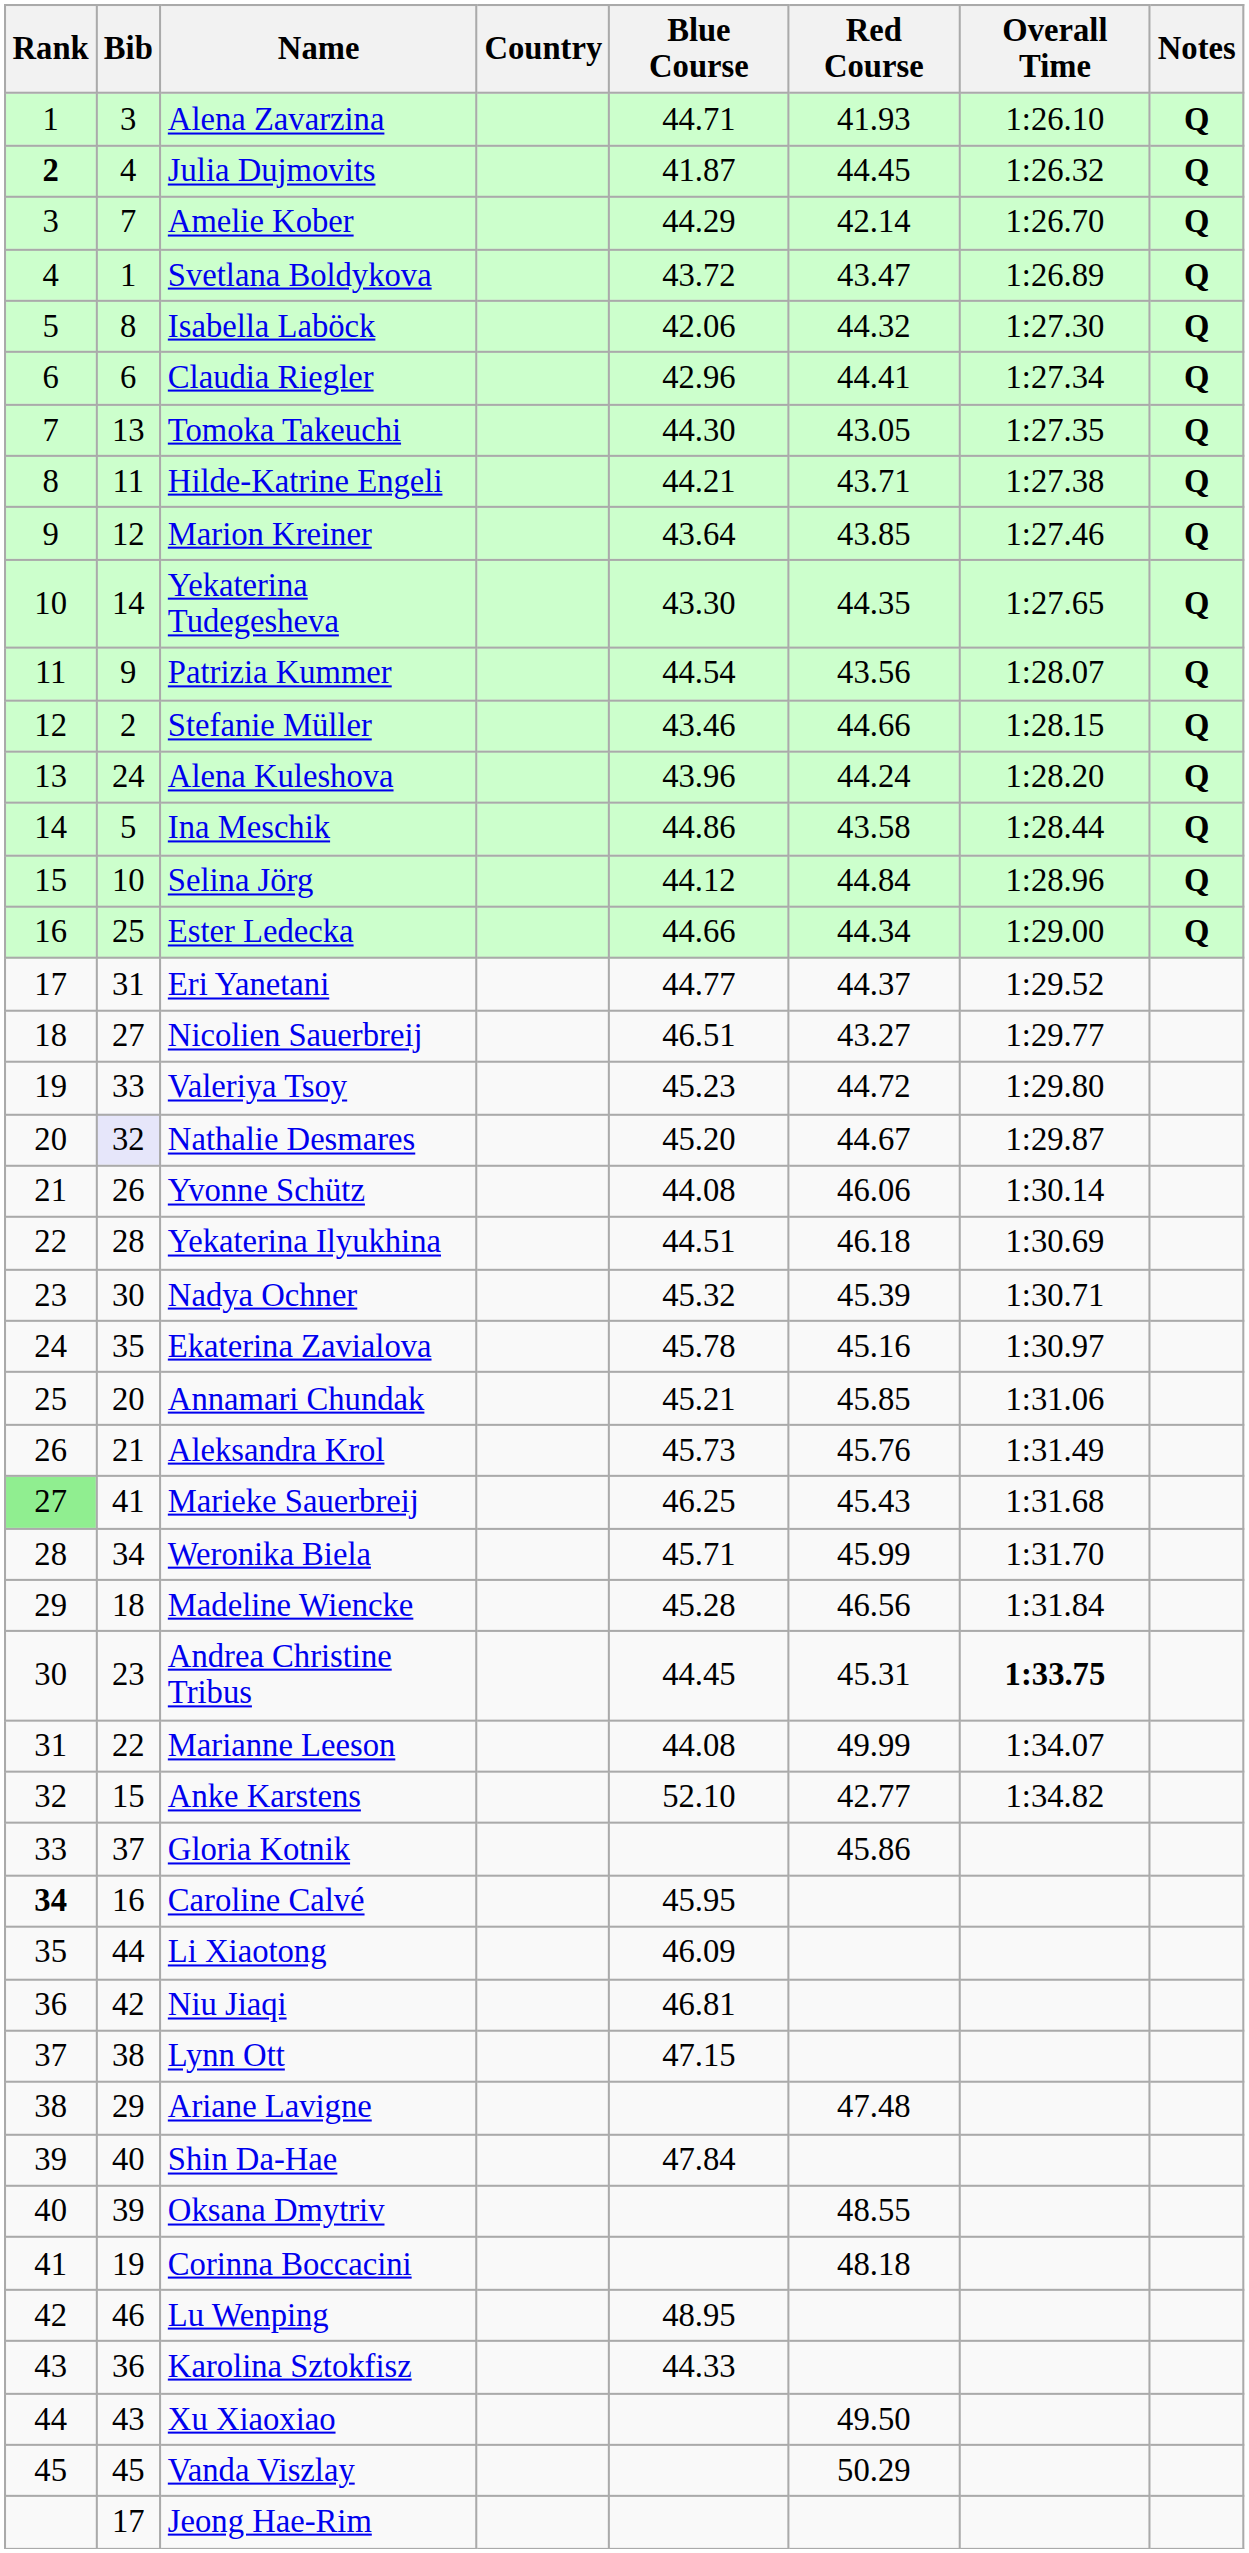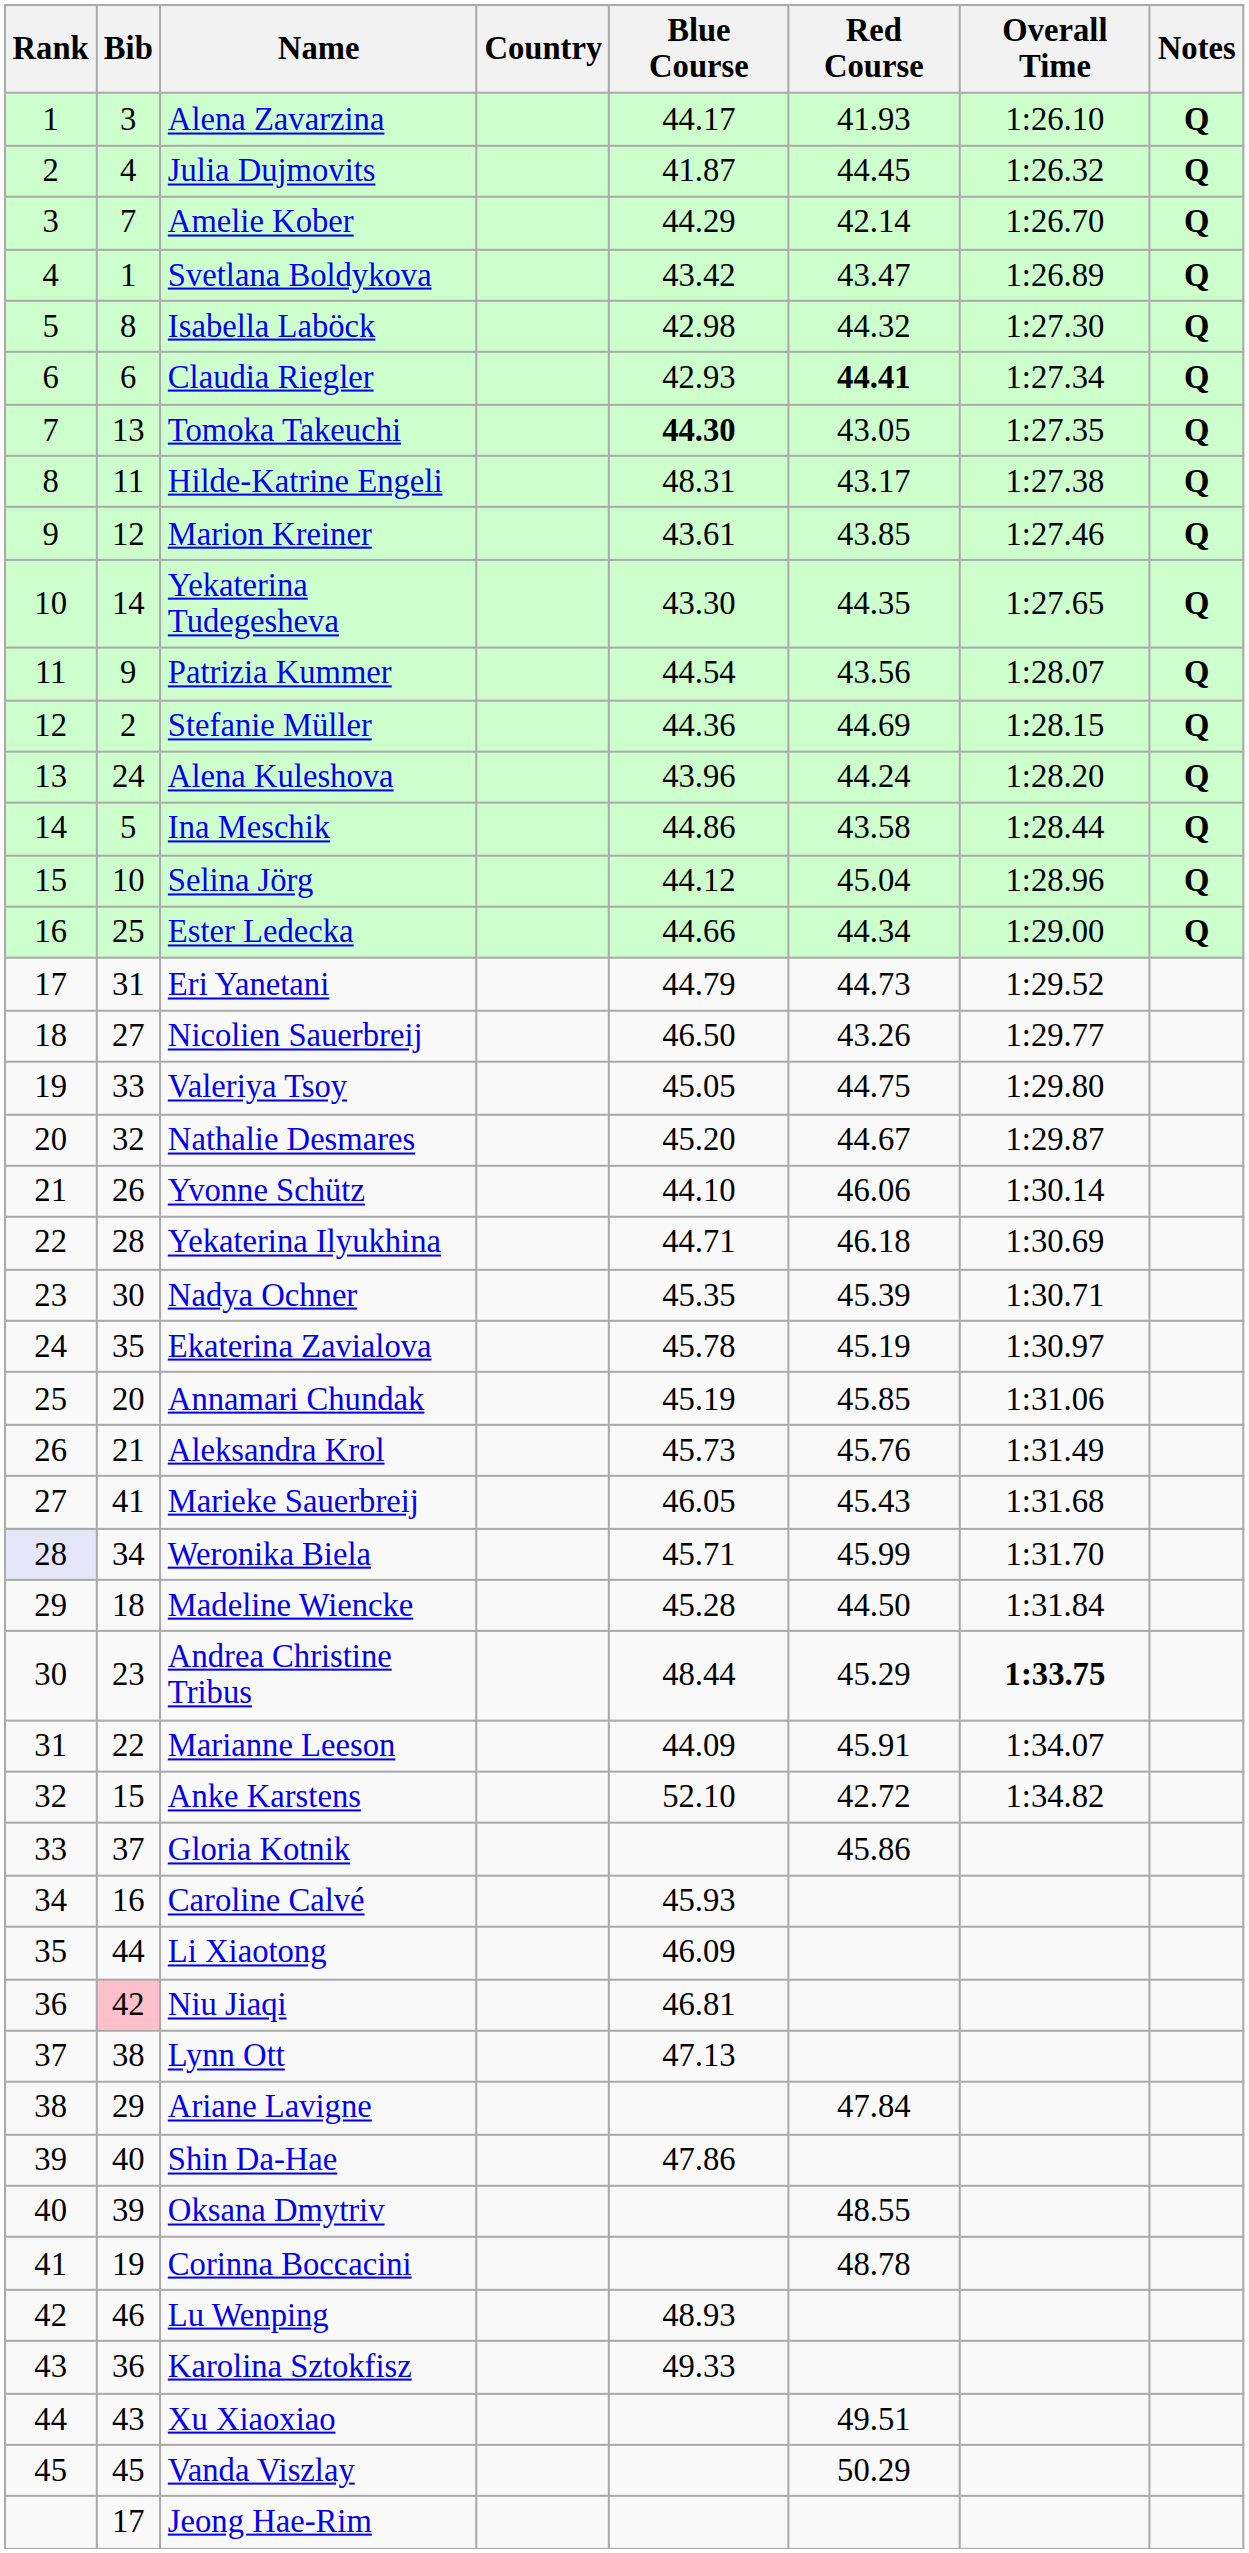(699, 118) 44.71 -> (699, 118) 44.17
(51, 170) bold -> (51, 170) normal
(699, 274) 43.72 -> (699, 274) 43.42
(699, 325) 42.06 -> (699, 325) 42.98
(699, 377) 42.96 -> (699, 377) 42.93
(874, 377) normal -> (874, 377) bold
(699, 429) normal -> (699, 429) bold
(699, 481) 44.21 -> (699, 481) 48.31
(874, 481) 43.71 -> (874, 481) 43.17
(699, 532) 43.64 -> (699, 532) 43.61
(699, 725) 43.46 -> (699, 725) 44.36
(874, 725) 44.66 -> (874, 725) 44.69
(874, 880) 44.84 -> (874, 880) 45.04
(699, 983) 44.77 -> (699, 983) 44.79
(874, 983) 44.37 -> (874, 983) 44.73
(699, 1035) 46.51 -> (699, 1035) 46.50
(874, 1035) 43.27 -> (874, 1035) 43.26
(699, 1087) 45.23 -> (699, 1087) 45.05
(874, 1087) 44.72 -> (874, 1087) 44.75
(128, 1139) lavender background -> (128, 1139) no background
(699, 1190) 44.08 -> (699, 1190) 44.10
(699, 1242) 44.51 -> (699, 1242) 44.71
(699, 1294) 45.32 -> (699, 1294) 45.35
(874, 1346) 45.16 -> (874, 1346) 45.19
(699, 1397) 45.21 -> (699, 1397) 45.19
(51, 1501) lightgreen background -> (51, 1501) no background
(699, 1501) 46.25 -> (699, 1501) 46.05
(51, 1553) no background -> (51, 1553) lavender background
(874, 1605) 46.56 -> (874, 1605) 44.50
(699, 1675) 44.45 -> (699, 1675) 48.44
(874, 1675) 45.31 -> (874, 1675) 45.29
(699, 1745) 44.08 -> (699, 1745) 44.09
(874, 1745) 49.99 -> (874, 1745) 45.91
(874, 1797) 42.77 -> (874, 1797) 42.72
(51, 1900) bold -> (51, 1900) normal
(699, 1900) 45.95 -> (699, 1900) 45.93
(128, 2004) no background -> (128, 2004) pink background
(699, 2055) 47.15 -> (699, 2055) 47.13
(874, 2107) 47.48 -> (874, 2107) 47.84
(699, 2159) 47.84 -> (699, 2159) 47.86
(874, 2262) 48.18 -> (874, 2262) 48.78
(699, 2314) 48.95 -> (699, 2314) 48.93
(699, 2366) 44.33 -> (699, 2366) 49.33
(874, 2418) 49.50 -> (874, 2418) 49.51
